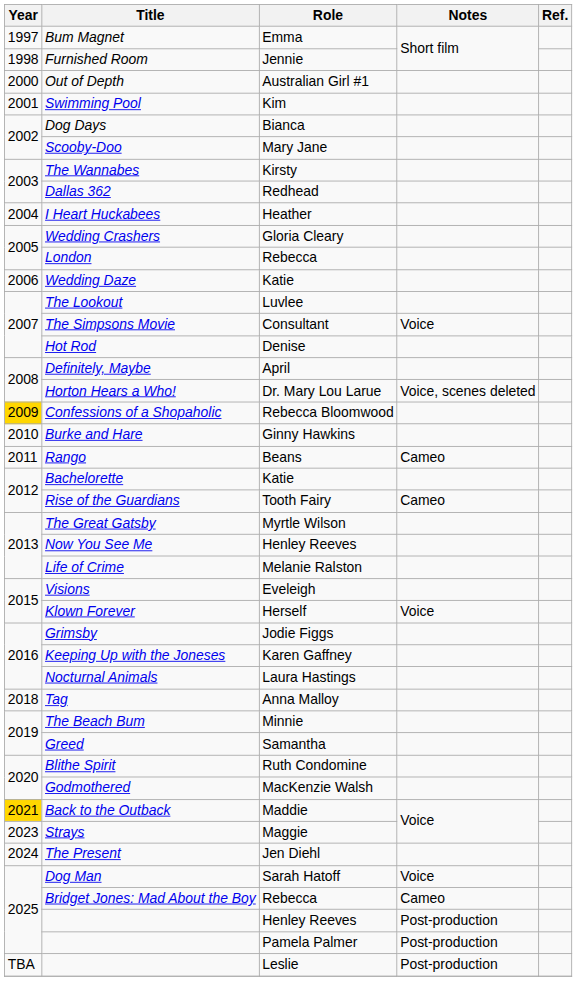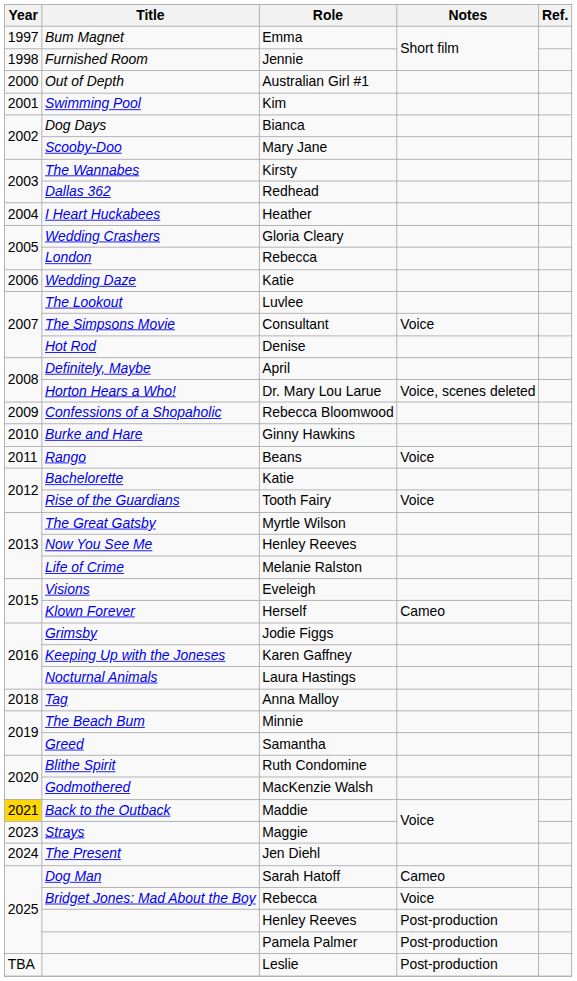(23, 412) gold background -> (23, 412) no background
(423, 457) Cameo -> (417, 457) Voice
(423, 501) Cameo -> (417, 501) Voice
(417, 611) Voice -> (423, 611) Cameo
(417, 876) Voice -> (423, 876) Cameo
(423, 898) Cameo -> (417, 898) Voice
